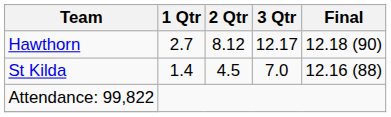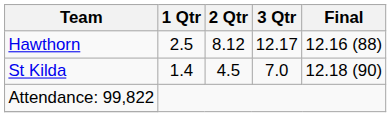(181, 44) 2.7 -> (181, 44) 2.5
(344, 44) 12.18 (90) -> (344, 44) 12.16 (88)
(344, 71) 12.16 (88) -> (344, 71) 12.18 (90)
